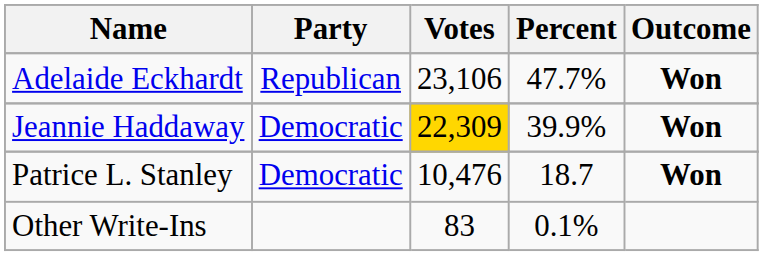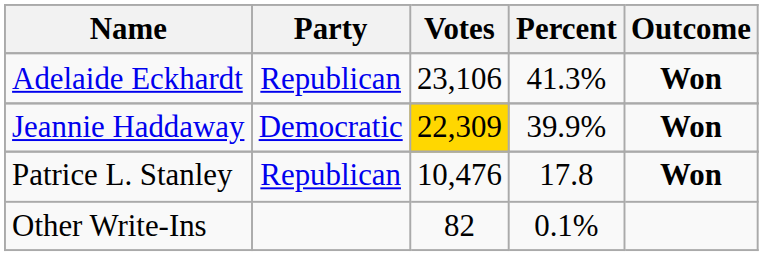(566, 77) 47.7% -> (566, 77) 41.3%
(331, 175) Democratic -> (331, 175) Republican
(566, 175) 18.7 -> (566, 175) 17.8
(459, 224) 83 -> (459, 224) 82
